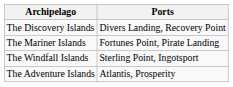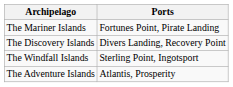rows swapped: (46, 43) <-> (50, 27)
